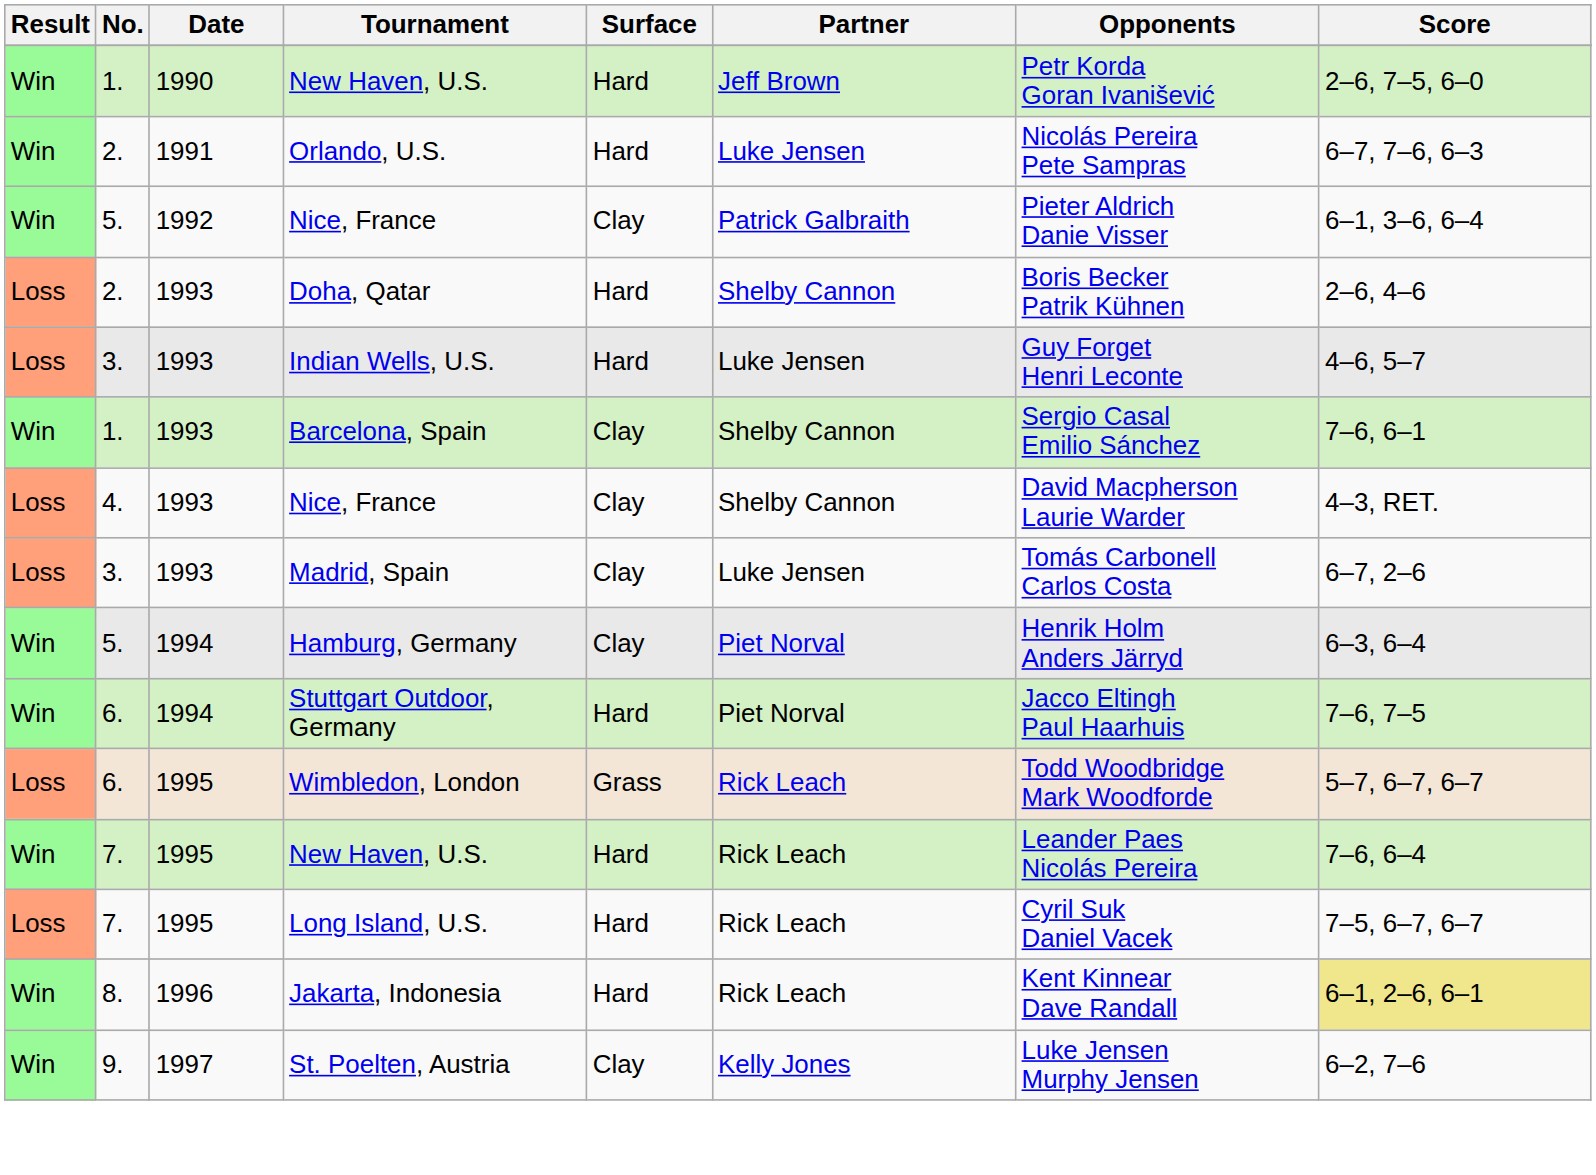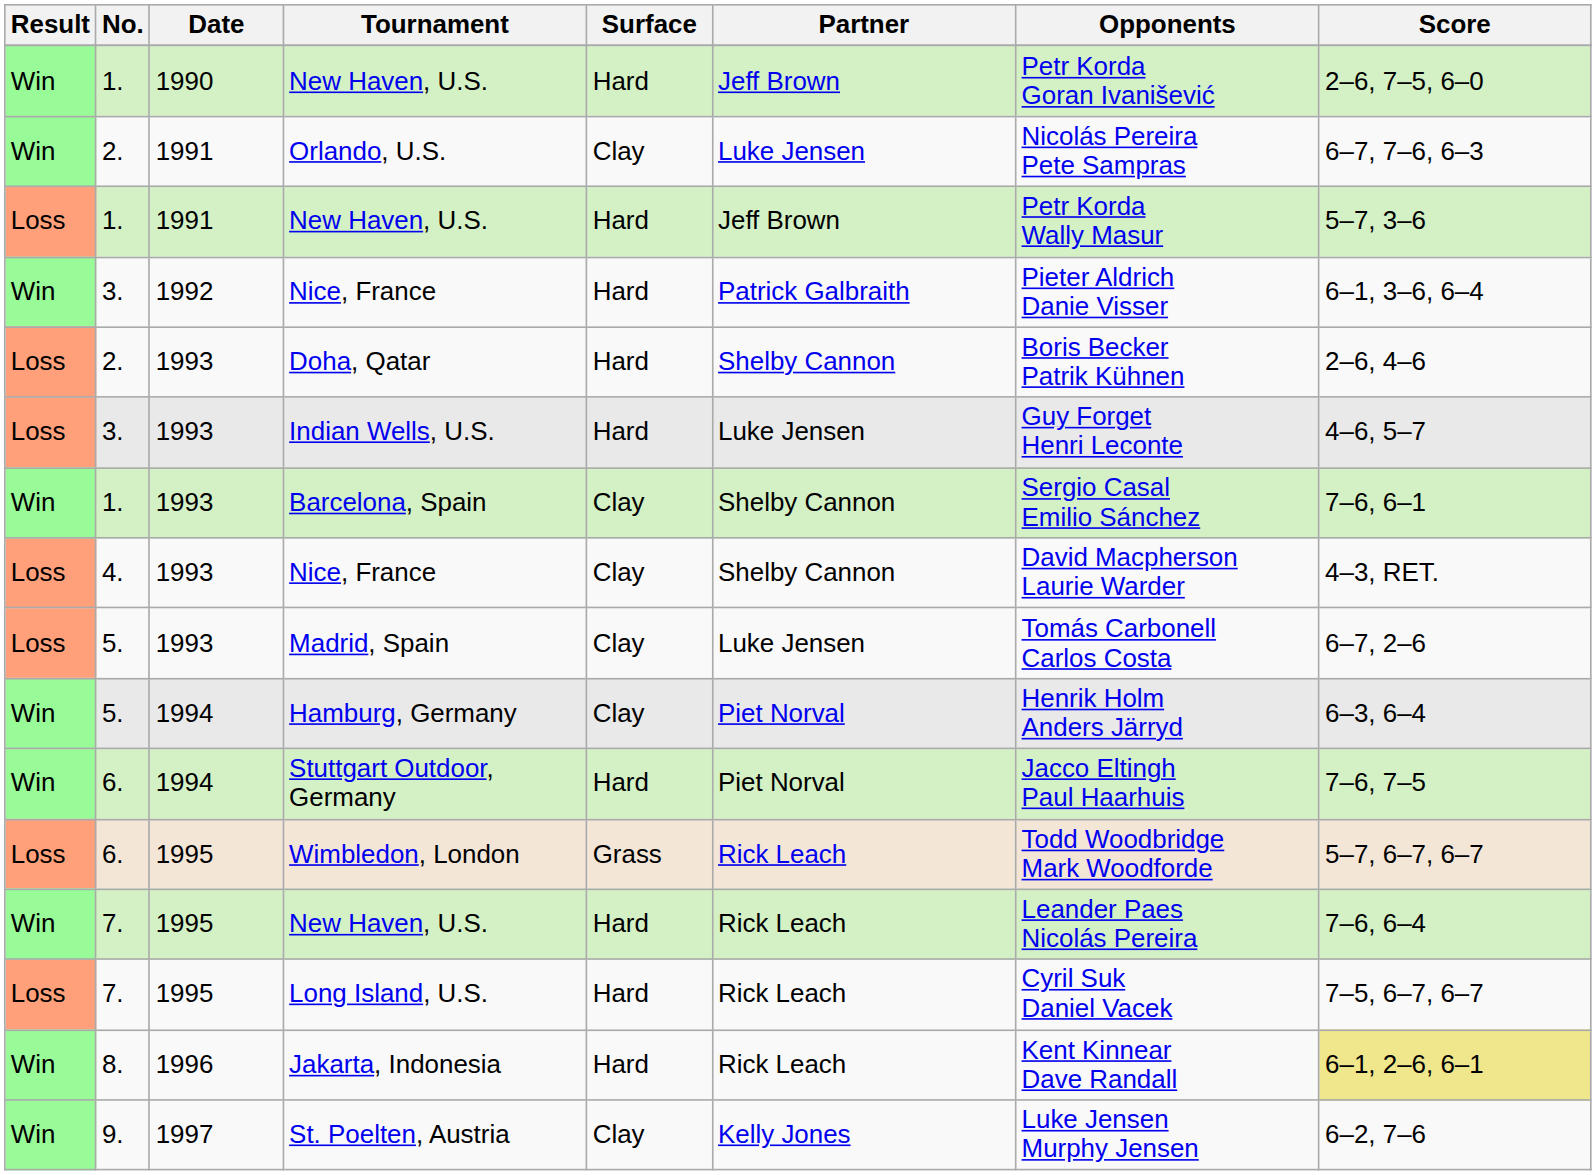(621, 151) Hard -> (619, 151) Clay
+ row: (185, 221)
(113, 221) 5. -> (113, 291) 3.
(619, 221) Clay -> (621, 291) Hard
(113, 572) 3. -> (113, 642) 5.
